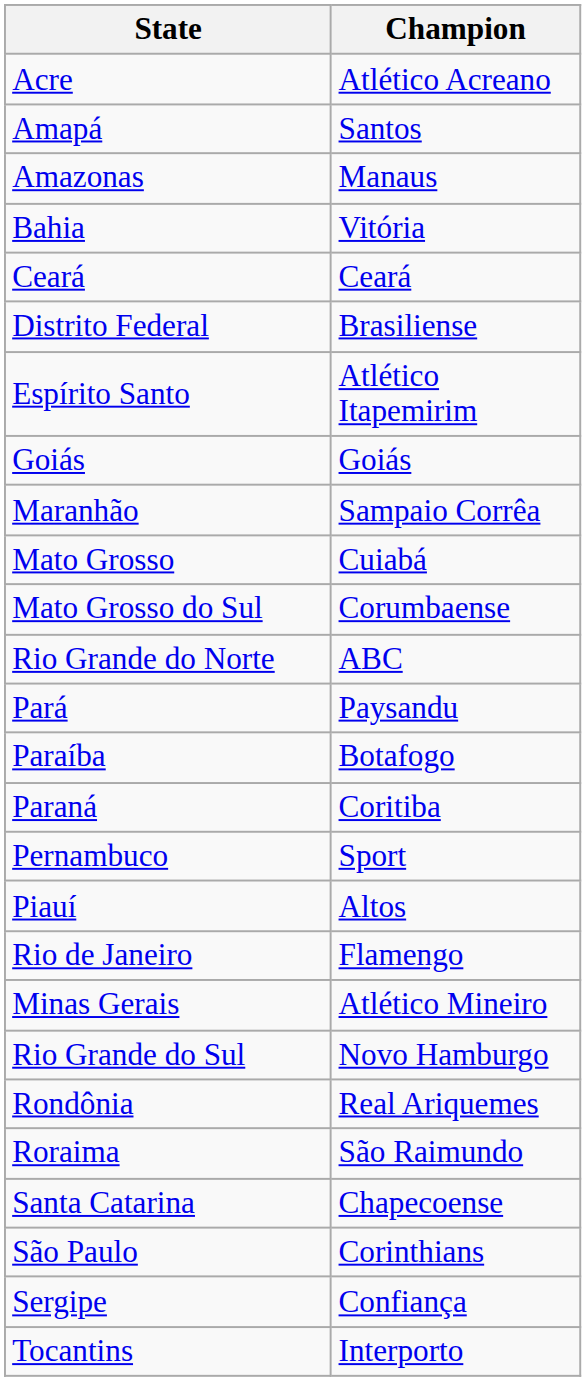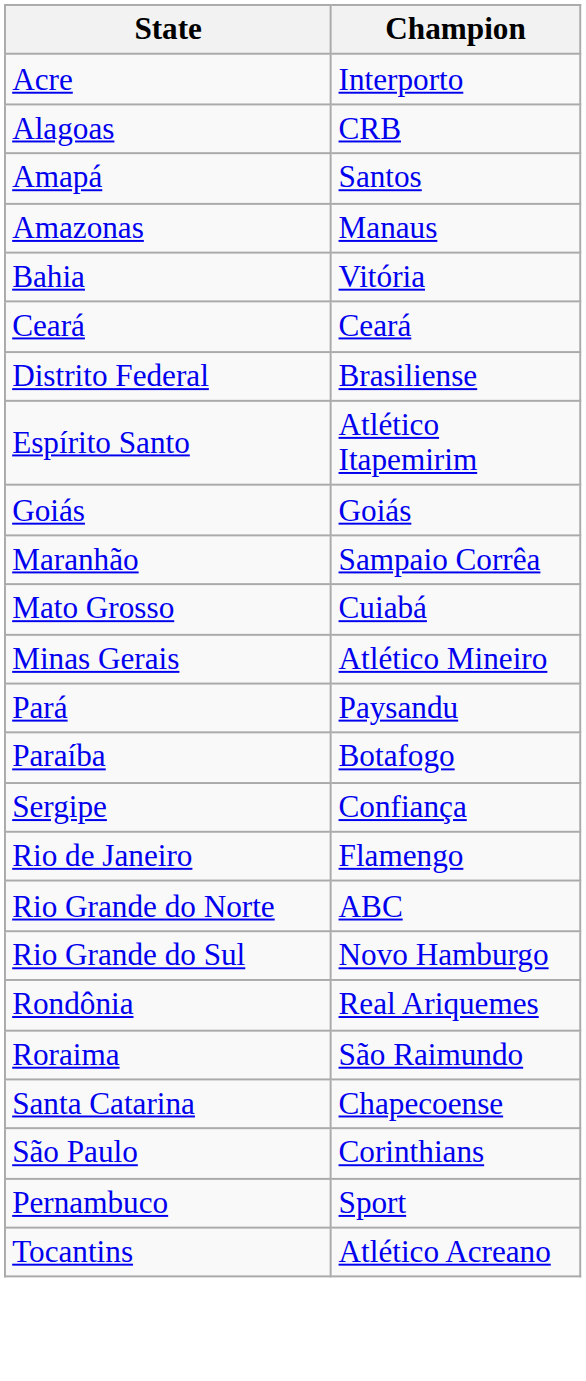(445, 78) Atlético Acreano -> (401, 78) Interporto
+ row: (63, 128)
- row: (137, 608)
rows swapped: (96, 1004) <-> (143, 658)
- row: (55, 806)
rows swapped: (90, 856) <-> (60, 1301)
- row: (44, 905)
(401, 1350) Interporto -> (445, 1251) Atlético Acreano
